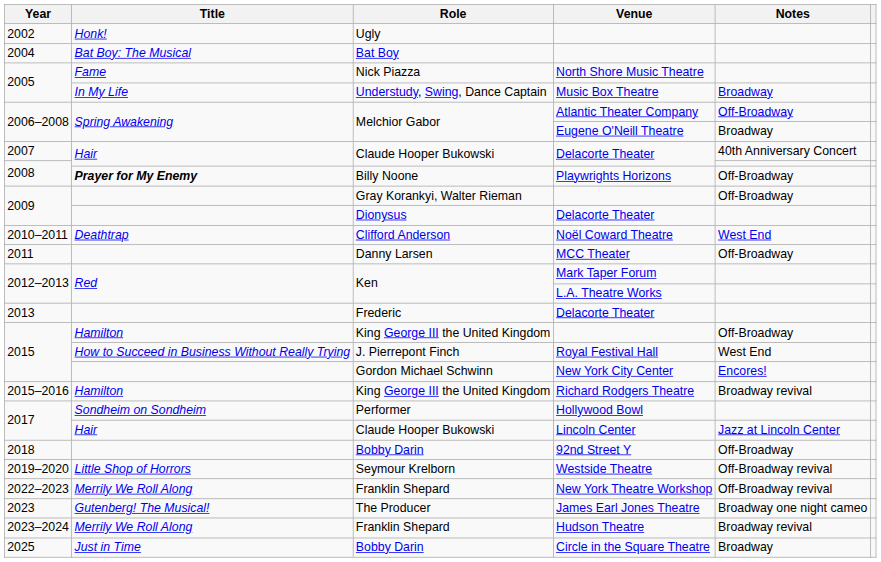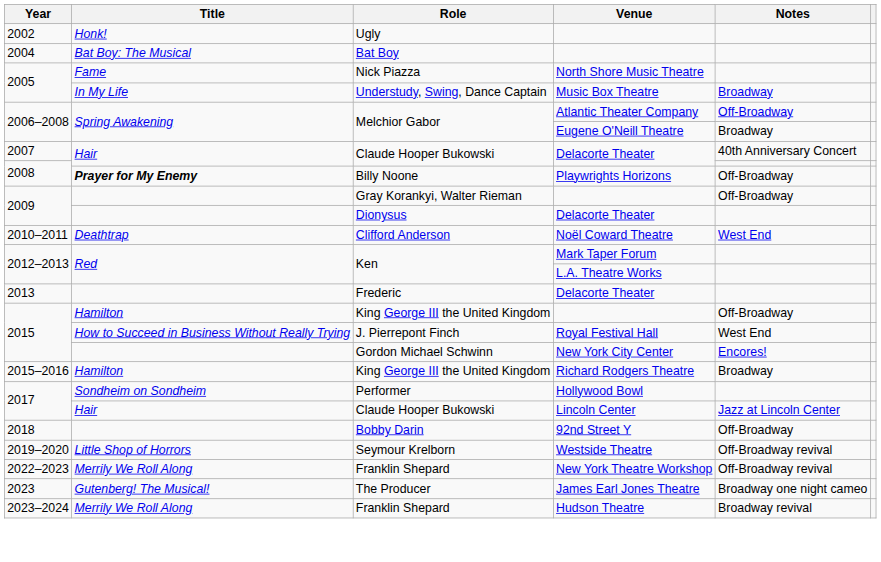- row: (20, 254)
(765, 391) Broadway revival -> (745, 371) Broadway
- row: (21, 547)
